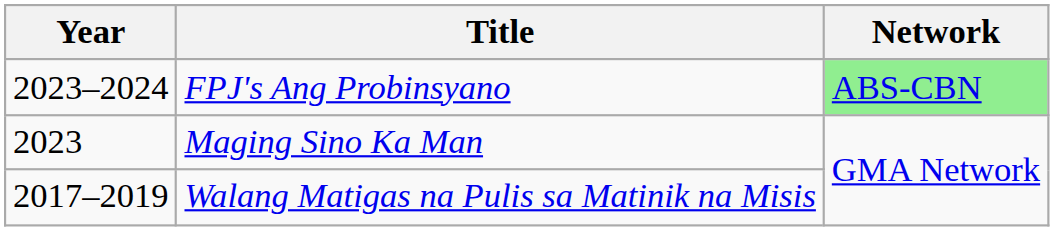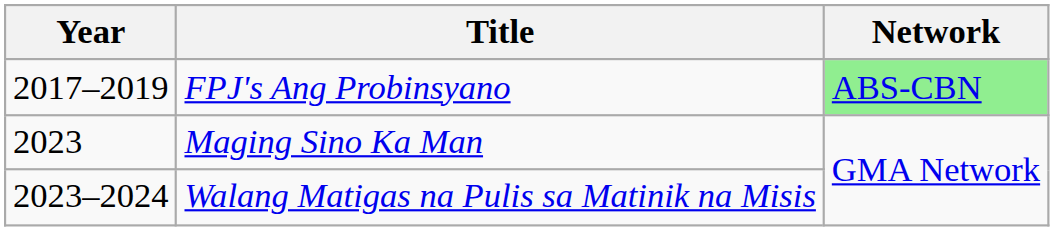(91, 86) 2023–2024 -> (91, 86) 2017–2019
(91, 196) 2017–2019 -> (91, 196) 2023–2024
